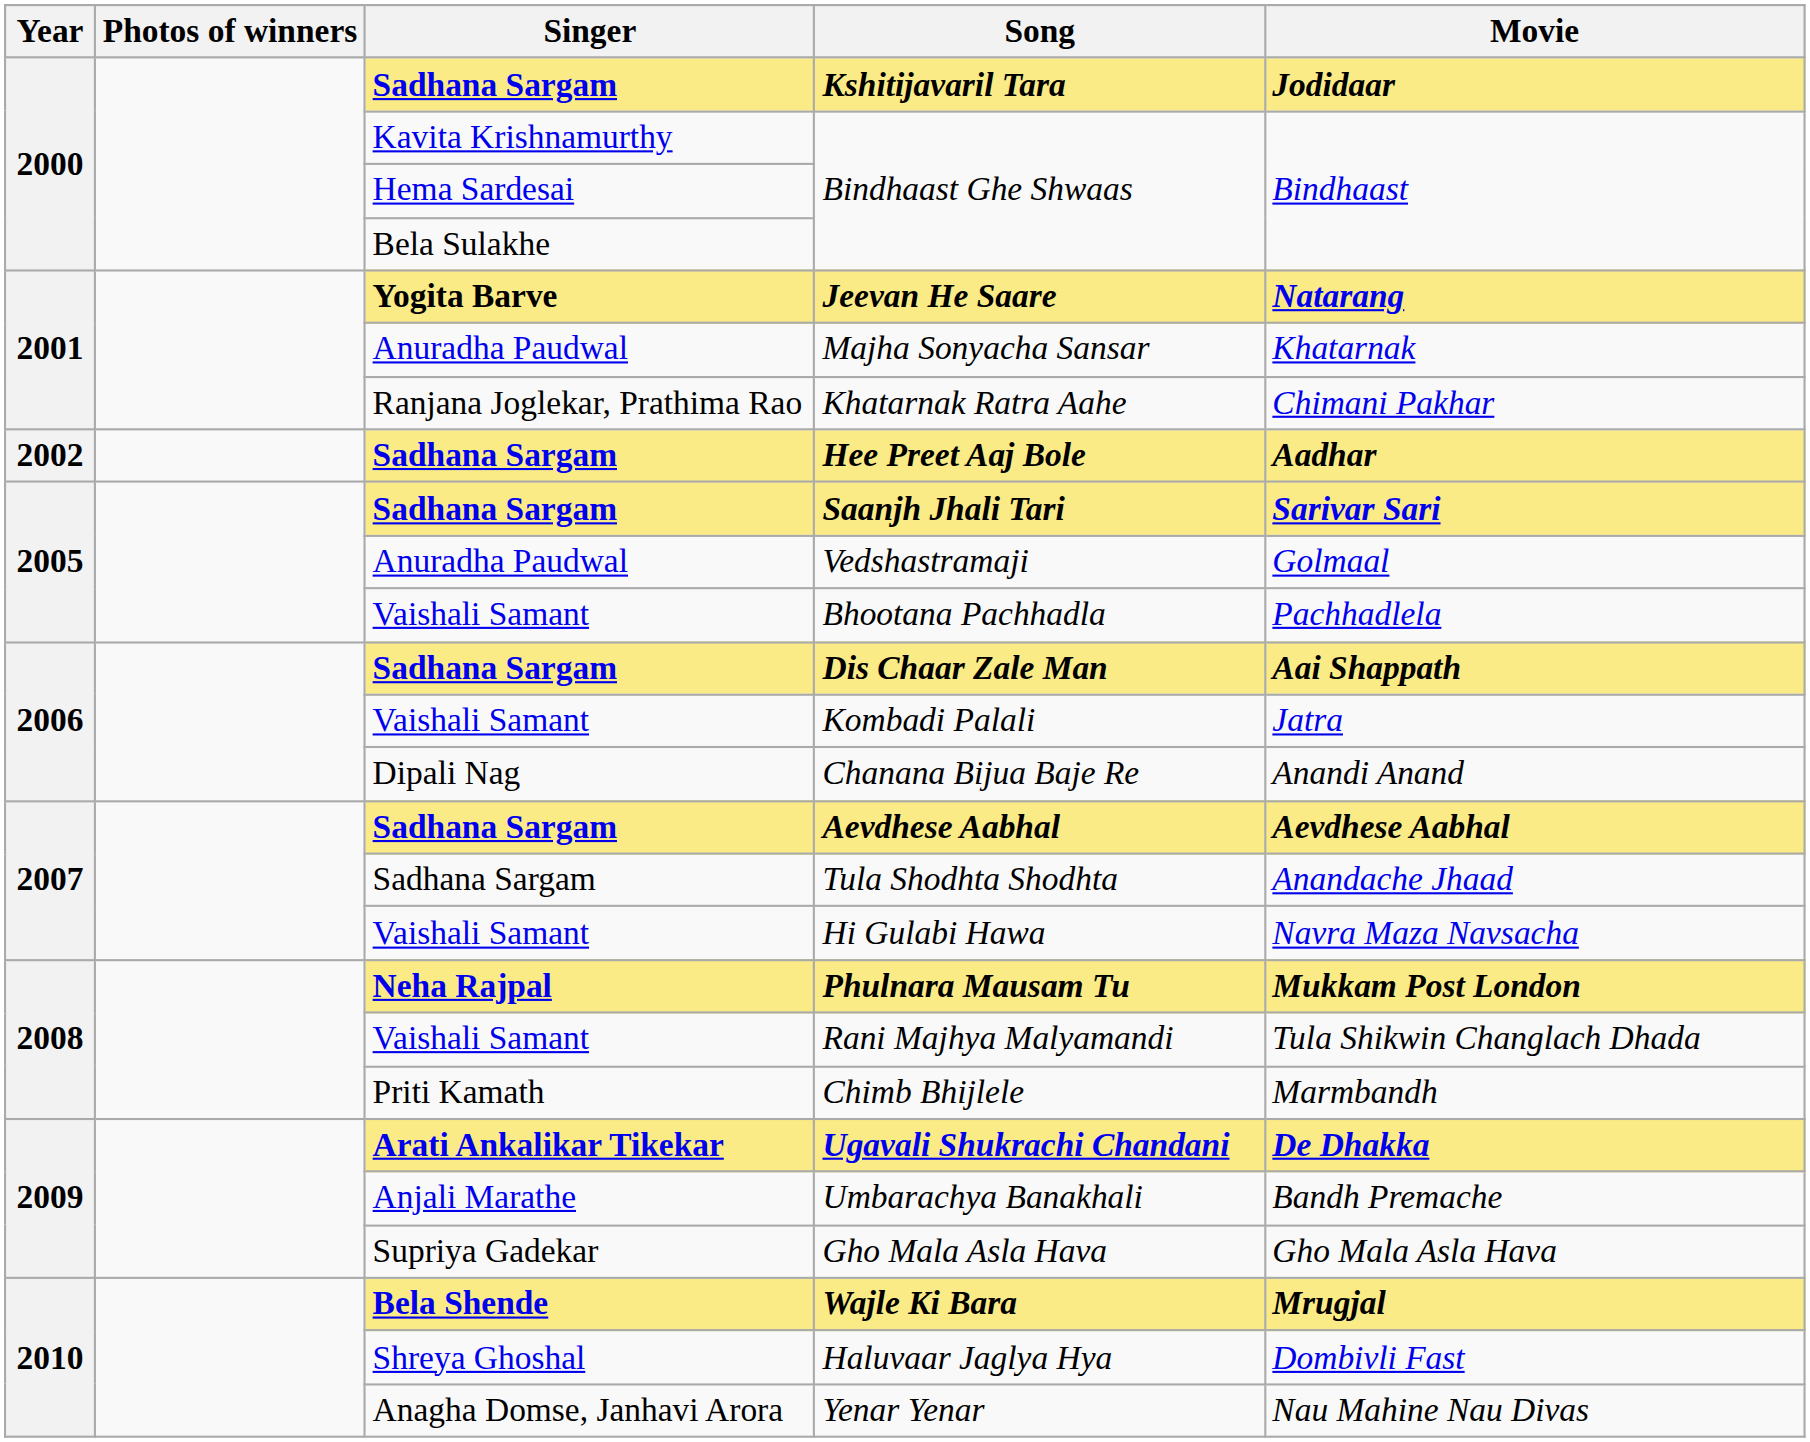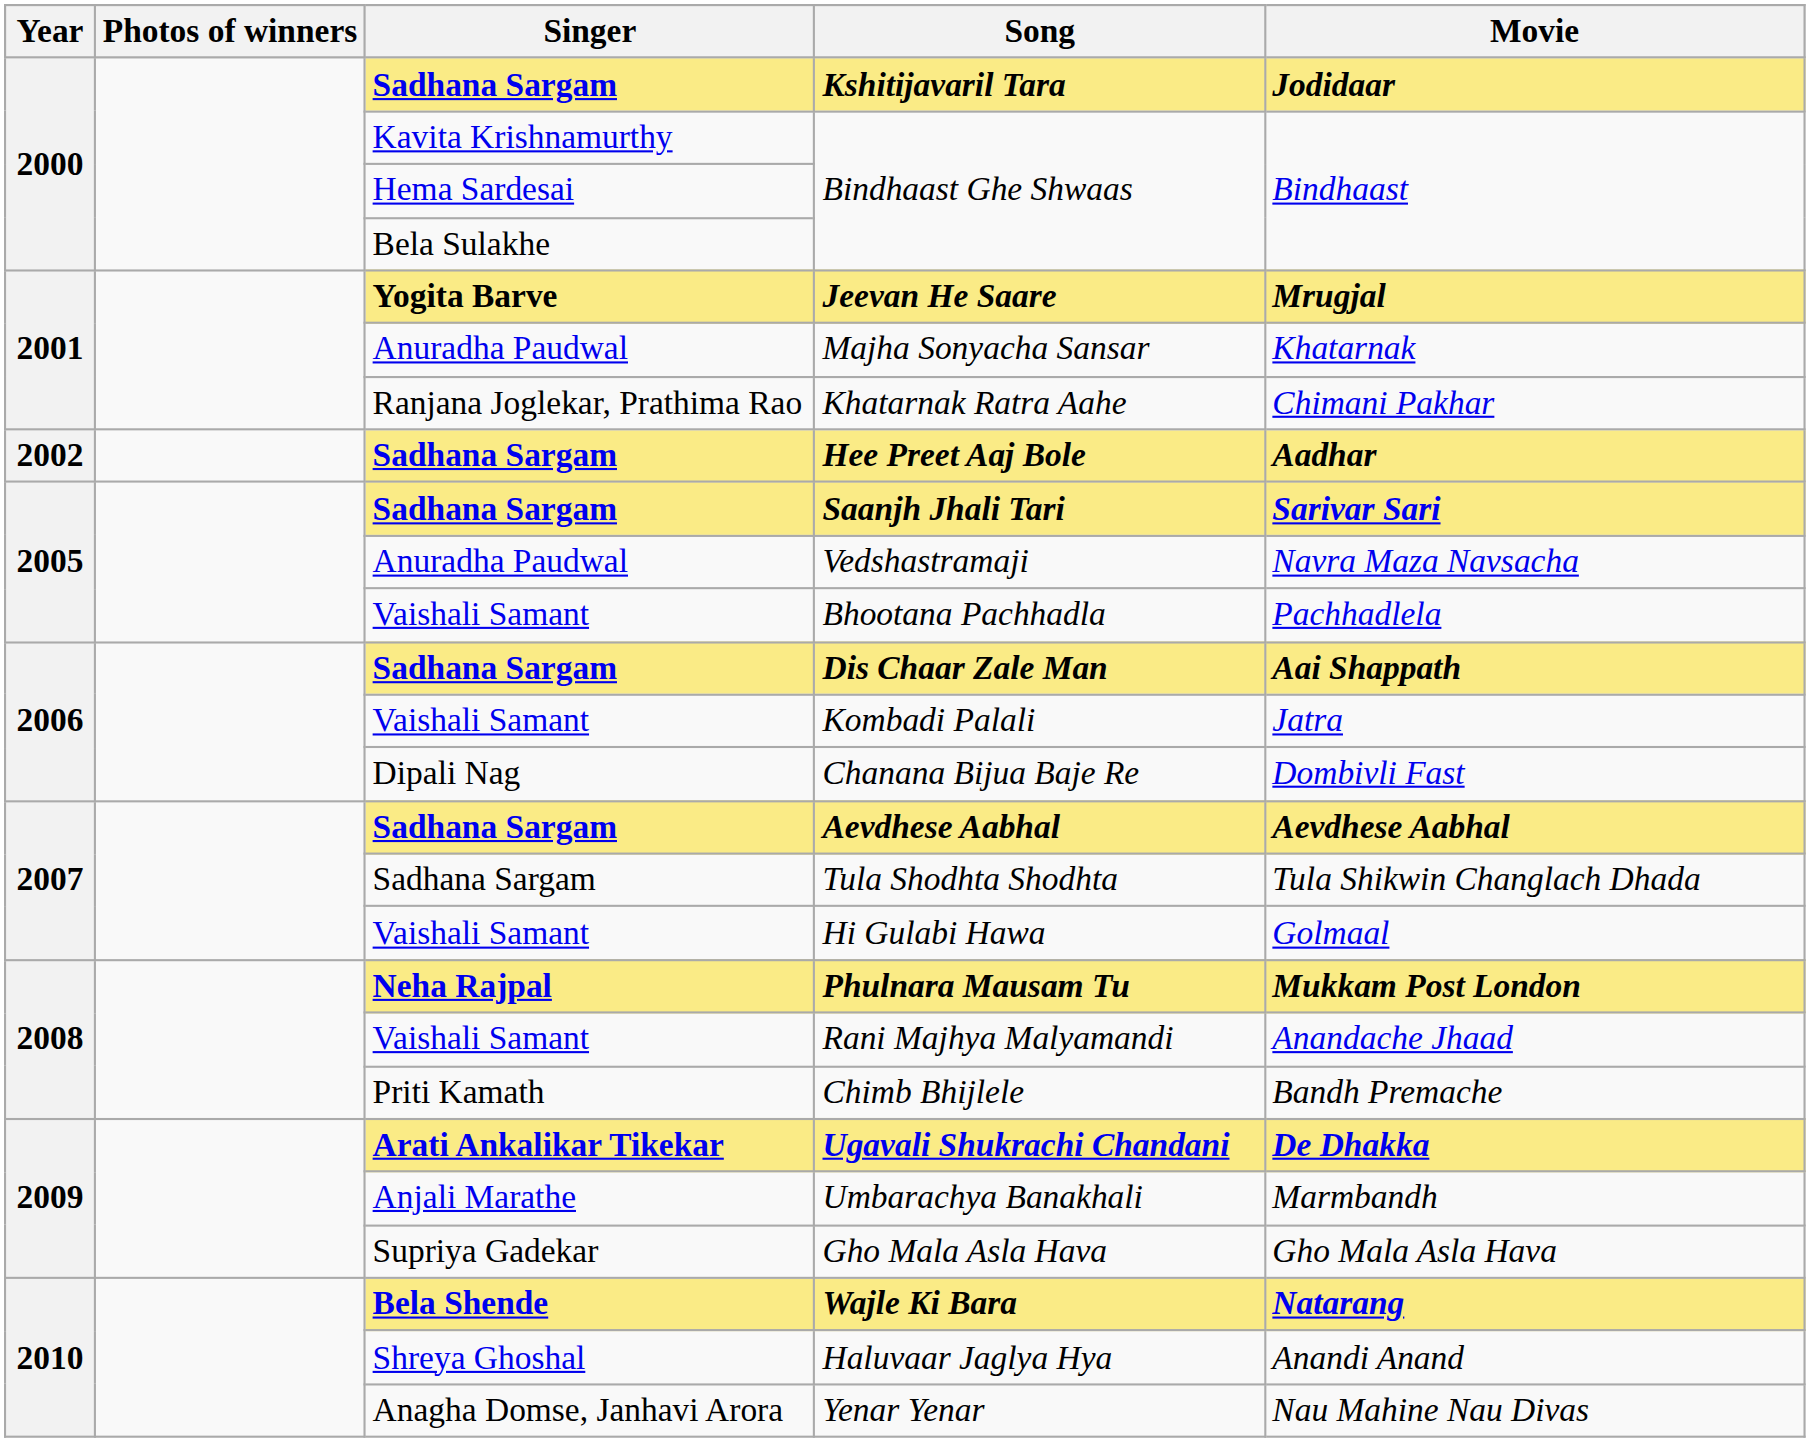(1338, 296) Natarang -> (1329, 296) Mrugjal
(1331, 561) Golmaal -> (1426, 561) Navra Maza Navsacha
(1368, 773) Anandi Anand -> (1369, 773) Dombivli Fast
(1393, 879) Anandache Jhaad -> (1486, 879) Tula Shikwin Changlach Dhada
(1426, 932) Navra Maza Navsacha -> (1331, 932) Golmaal
(1486, 1038) Tula Shikwin Changlach Dhada -> (1393, 1038) Anandache Jhaad
(1355, 1091) Marmbandh -> (1387, 1091) Bandh Premache
(1387, 1197) Bandh Premache -> (1355, 1197) Marmbandh
(1329, 1303) Mrugjal -> (1338, 1303) Natarang
(1369, 1356) Dombivli Fast -> (1368, 1356) Anandi Anand
